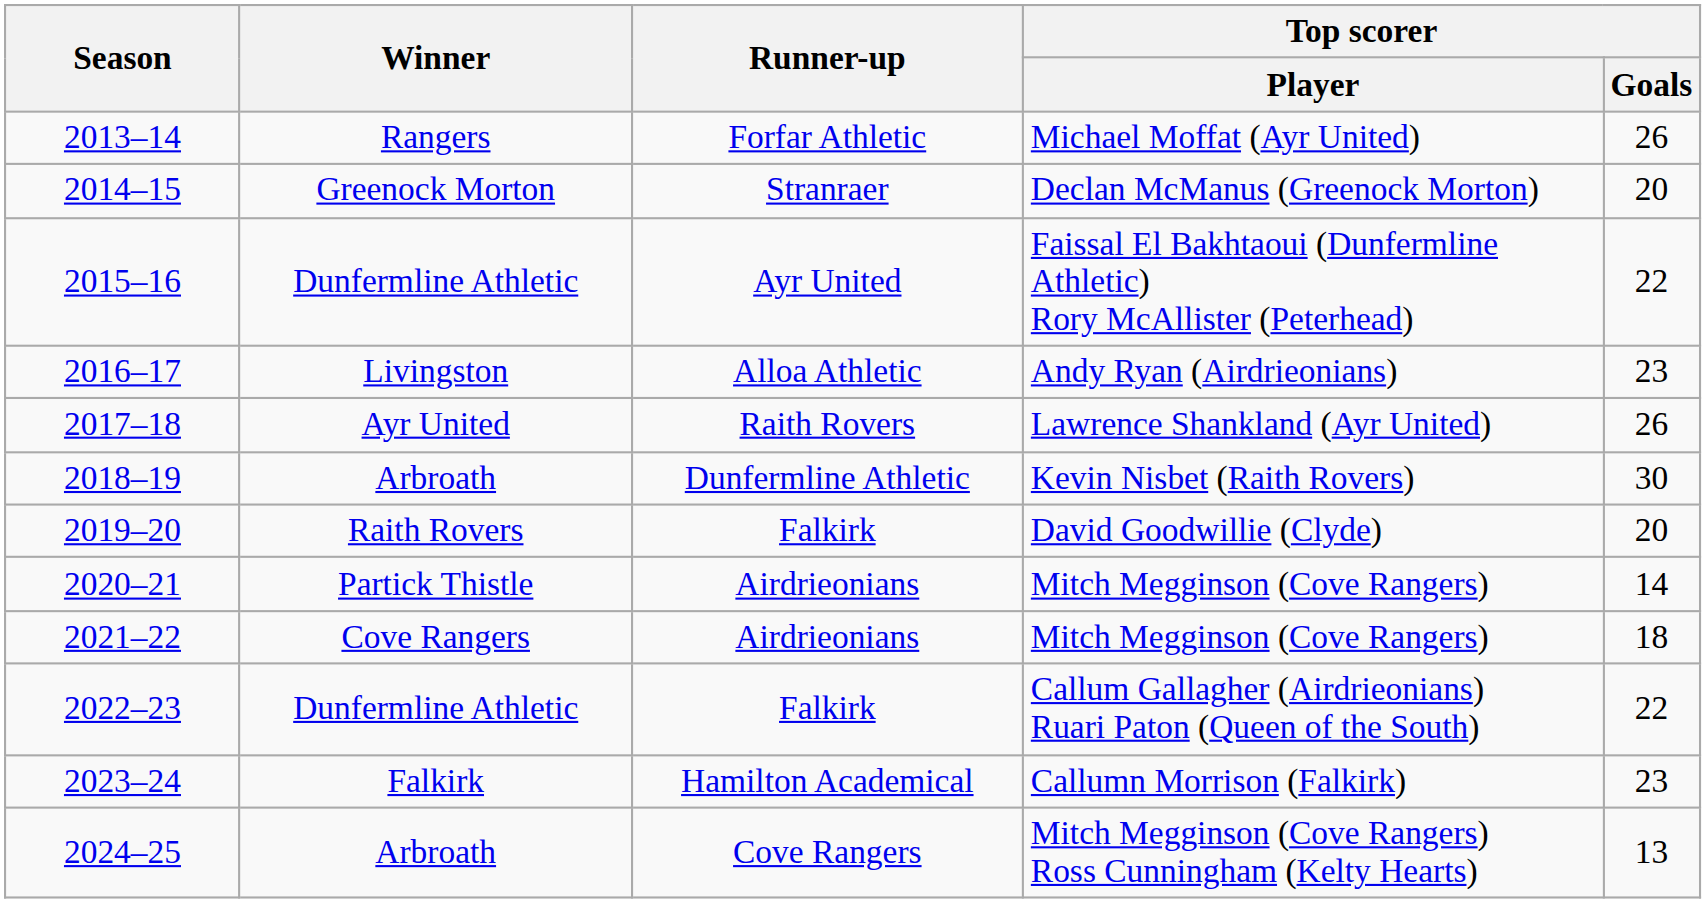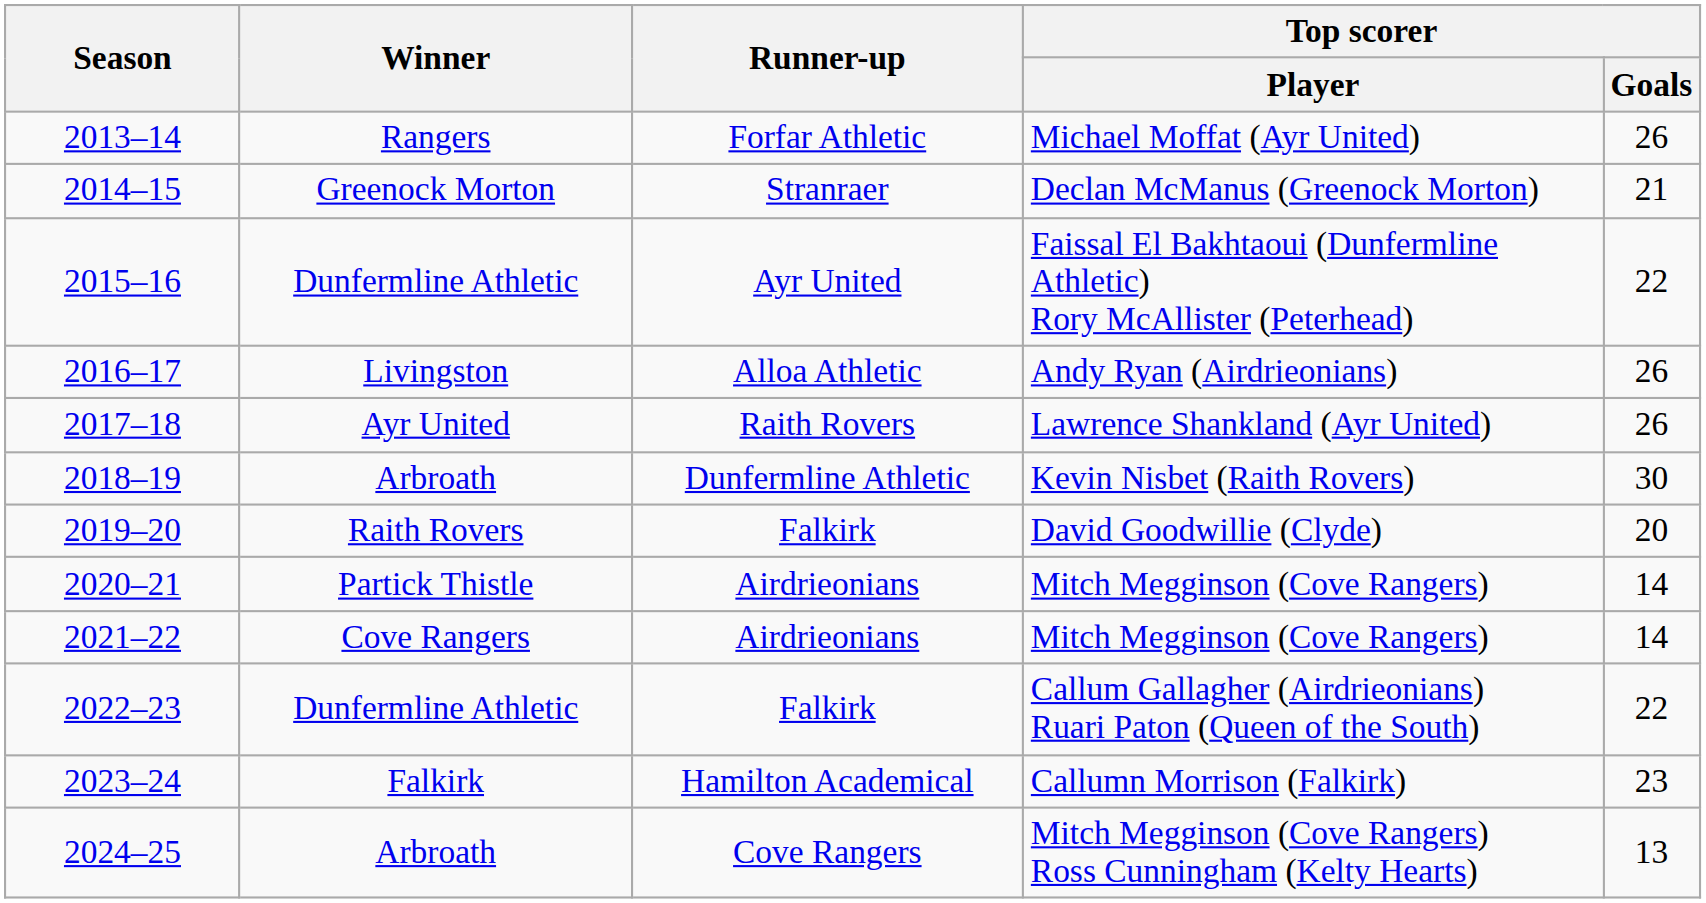(1651, 190) 20 -> (1651, 190) 21
(1651, 371) 23 -> (1651, 371) 26
(1651, 636) 18 -> (1651, 636) 14
